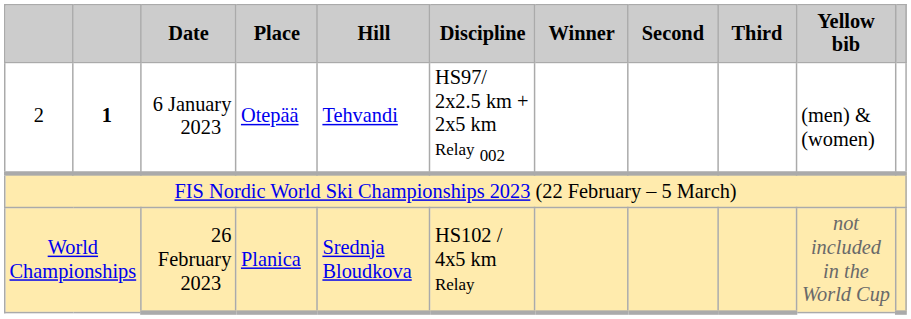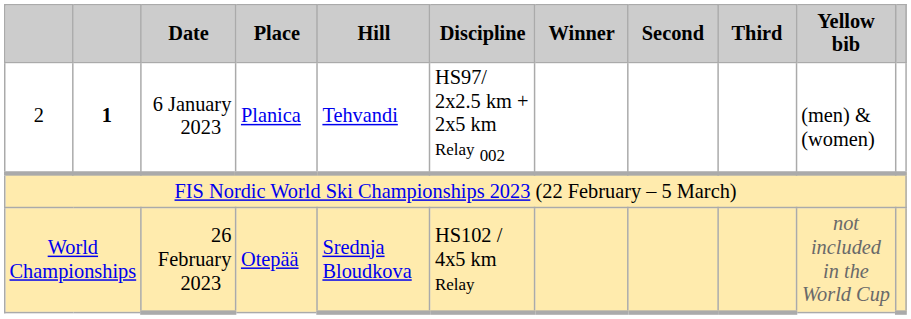(270, 116) Otepää -> (271, 116) Planica
(271, 258) Planica -> (270, 259) Otepää
